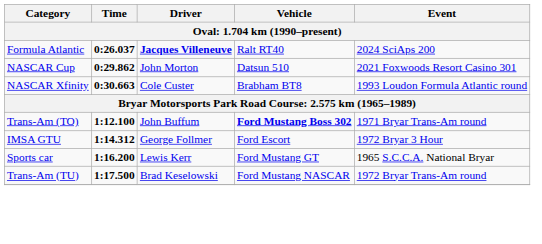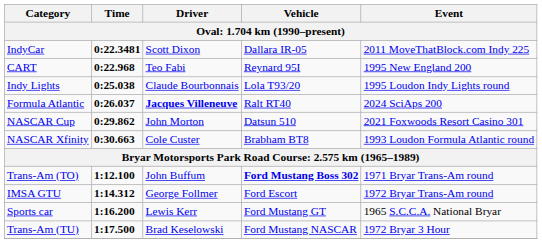+ row: (26, 49)
+ row: (22, 67)
+ row: (33, 85)
(400, 139) 1972 Bryar 3 Hour -> (429, 193) 1972 Bryar Trans-Am round
(422, 175) 1972 Bryar Trans-Am round -> (407, 229) 1972 Bryar 3 Hour
